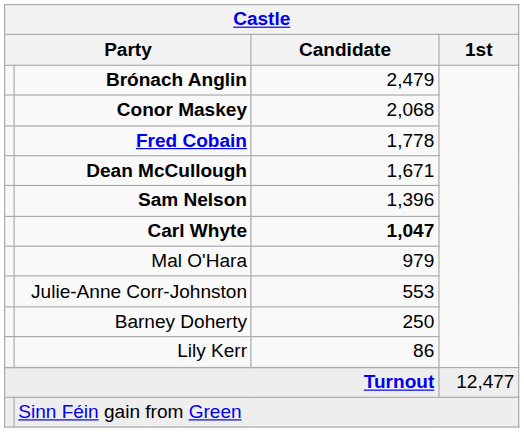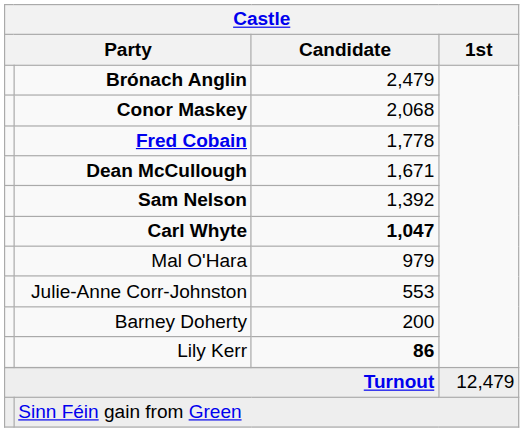(410, 200) 1,396 -> (410, 200) 1,392
(418, 321) 250 -> (418, 321) 200
(424, 351) normal -> (424, 351) bold
(485, 381) 12,477 -> (485, 381) 12,479
